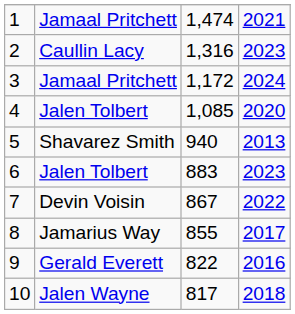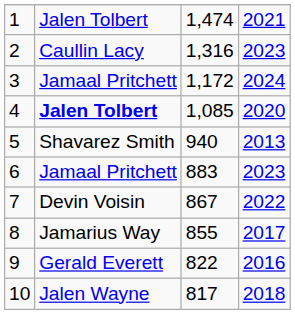(108, 19) Jamaal Pritchett -> (93, 19) Jalen Tolbert
(93, 111) normal -> (98, 111) bold
(93, 171) Jalen Tolbert -> (108, 171) Jamaal Pritchett
